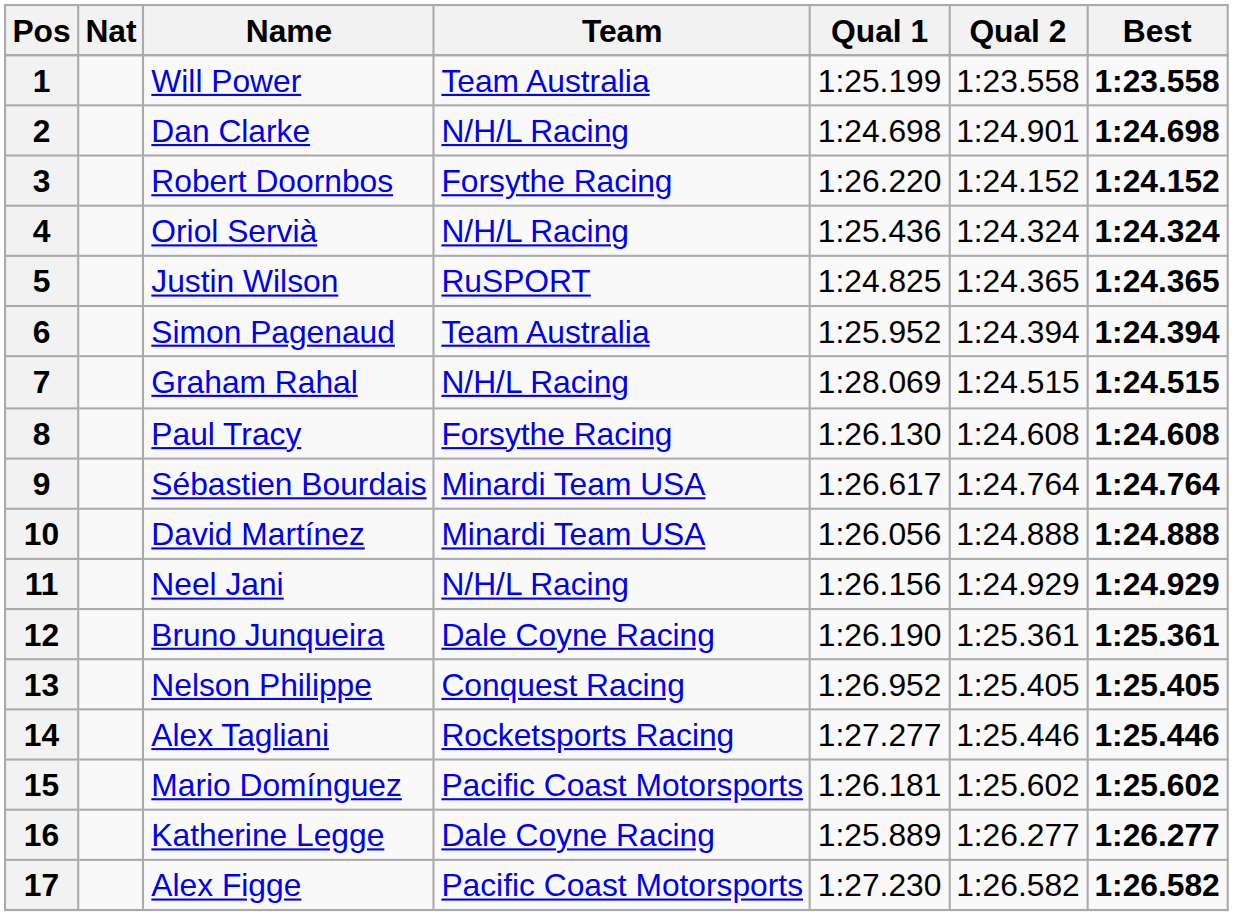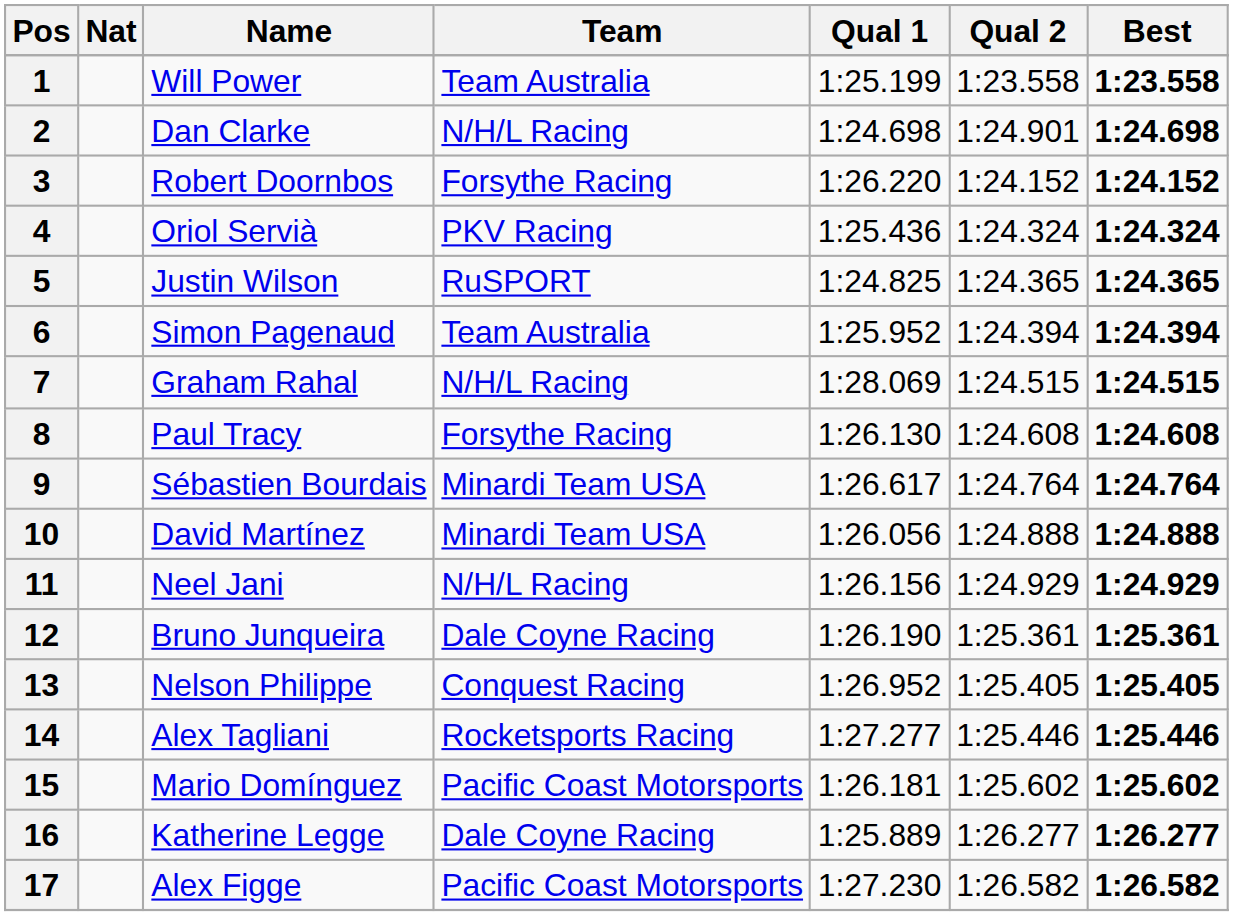(535, 232) N/H/L Racing -> (527, 232) PKV Racing
